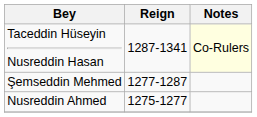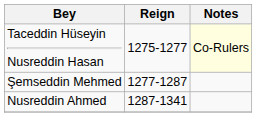(157, 48) 1287-1341 -> (157, 48) 1275-1277
(157, 101) 1275-1277 -> (157, 101) 1287-1341
